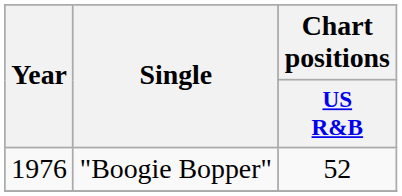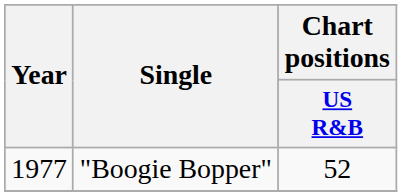(39, 168) 1976 -> (39, 168) 1977
